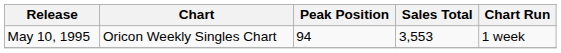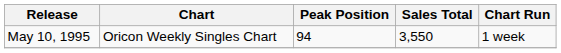(416, 36) 3,553 -> (416, 36) 3,550
